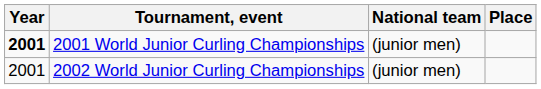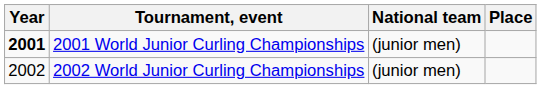(27, 70) 2001 -> (27, 70) 2002
